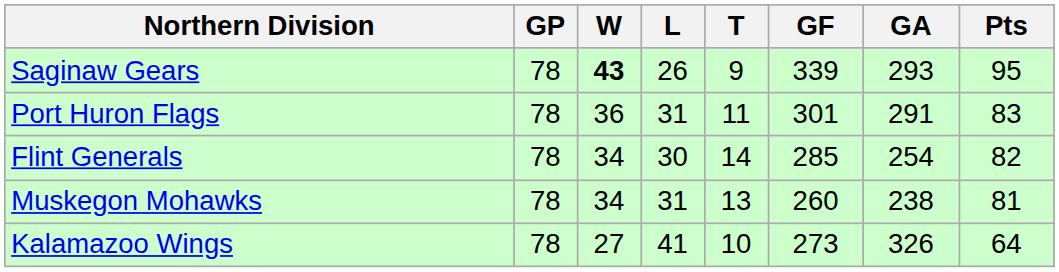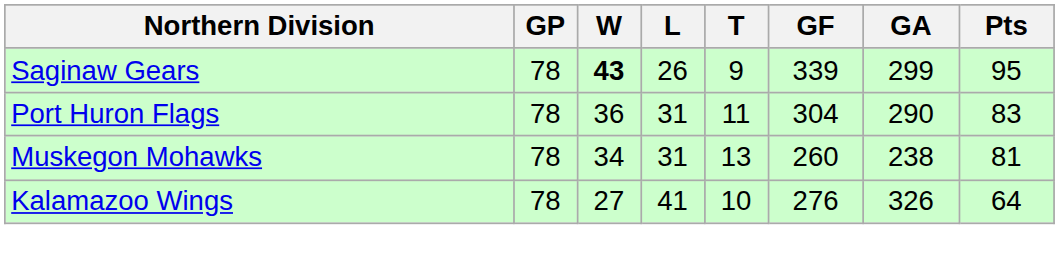(911, 69) 293 -> (911, 69) 299
(816, 113) 301 -> (816, 113) 304
(911, 113) 291 -> (911, 113) 290
- row: (97, 157)
(816, 244) 273 -> (816, 200) 276
